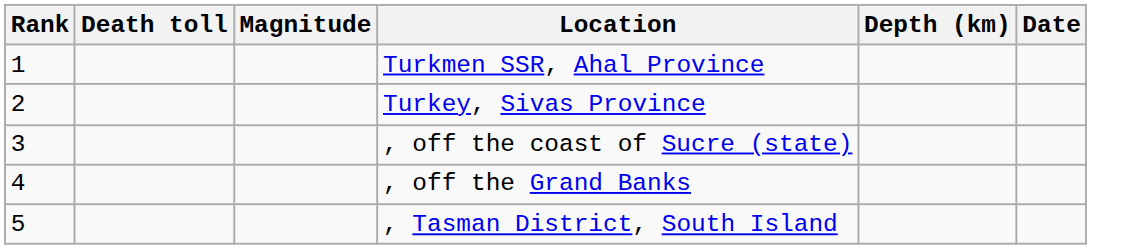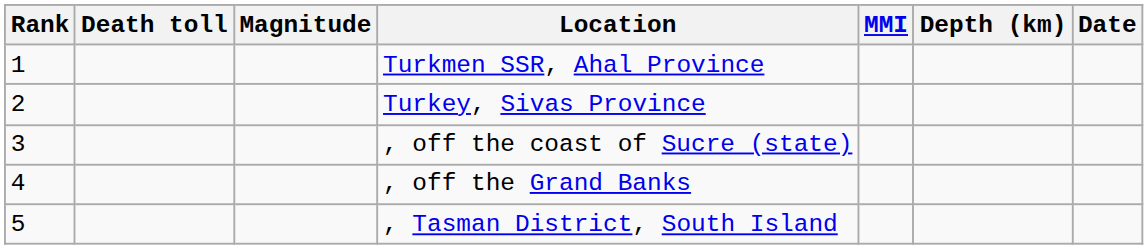+ column: (886, 25)
